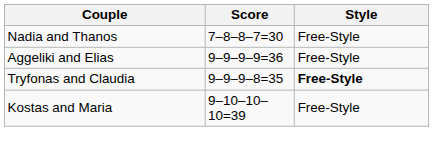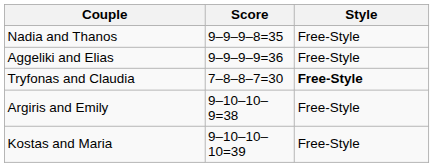(246, 36) 7–8–8–7=30 -> (246, 36) 9–9–9–8=35
(246, 79) 9–9–9–8=35 -> (246, 79) 7–8–8–7=30
+ row: (58, 107)
